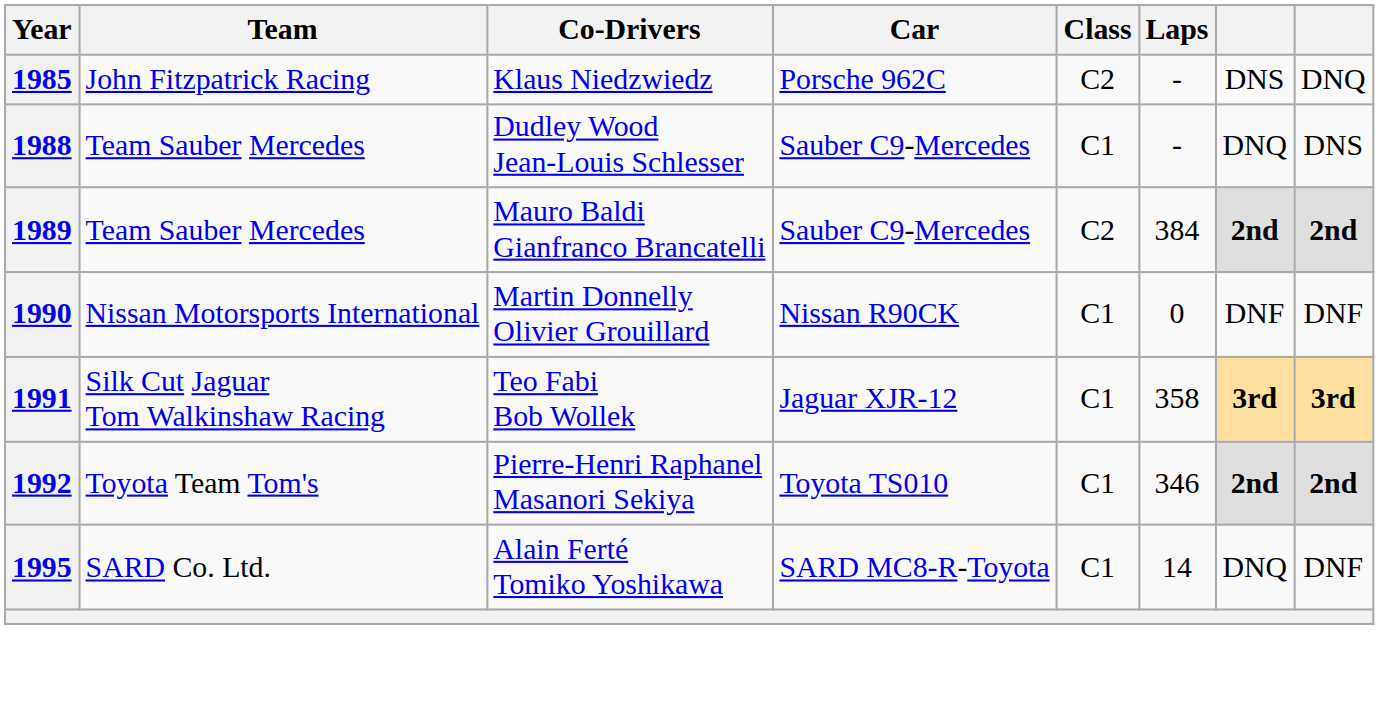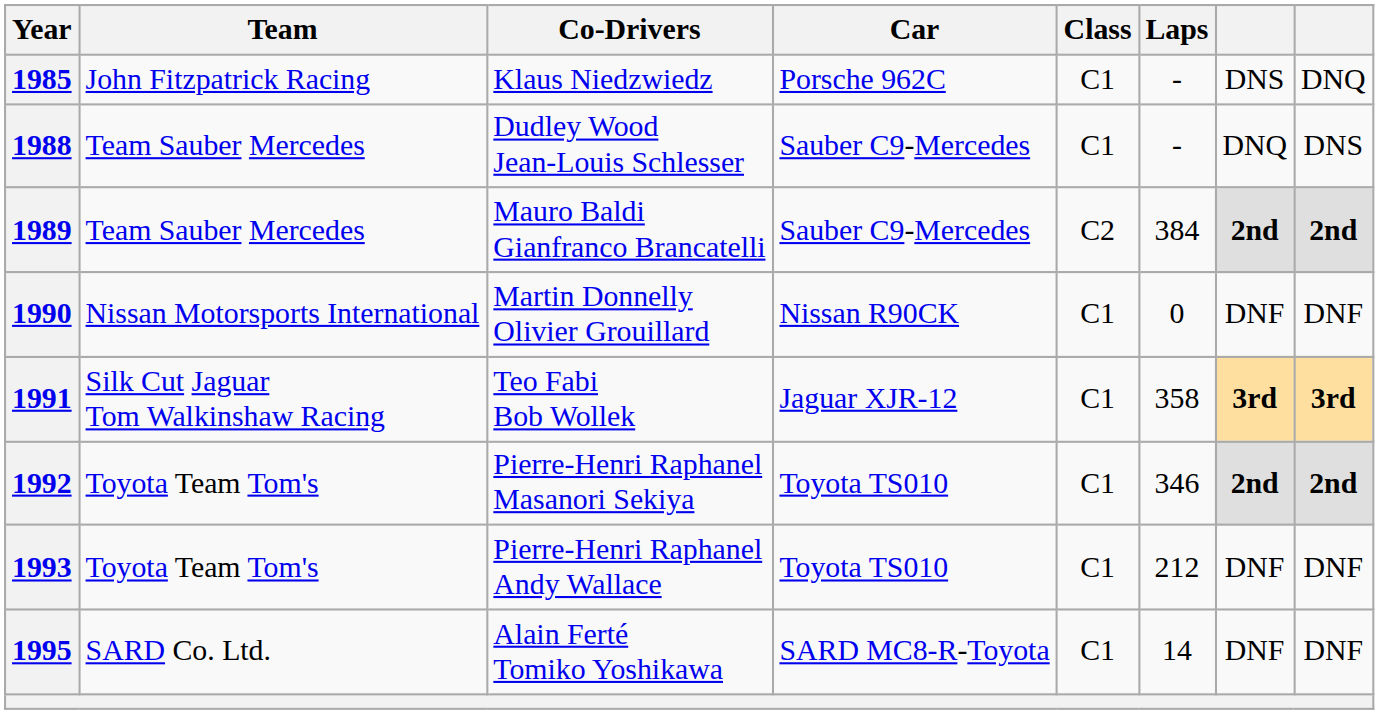(1098, 78) C2 -> (1098, 78) C1
+ row: (42, 567)
(1255, 567) DNQ -> (1255, 651) DNF
